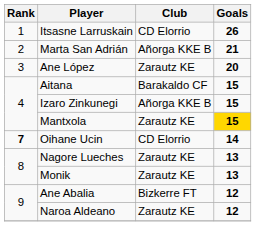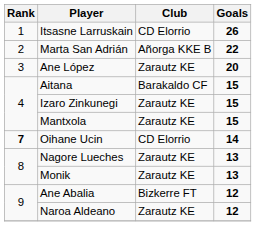(232, 49) 21 -> (232, 49) 22
(175, 103) Añorga KKE B -> (166, 103) Zarautz KE
(232, 121) gold background -> (232, 121) no background
